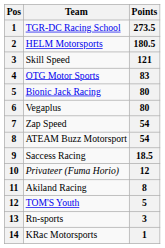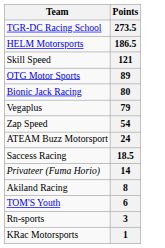- column: (14, 12)
(144, 43) 180.5 -> (125, 43) 186.5
(144, 75) 83 -> (125, 75) 89
(144, 107) 80 -> (125, 107) 79
(144, 139) 54 -> (125, 139) 24
(144, 171) 12 -> (125, 171) 14
(144, 203) 5 -> (125, 203) 6
